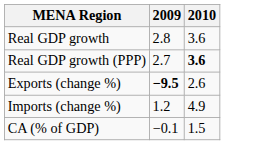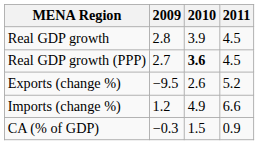+ column: (237, 15)
(197, 38) 3.6 -> (197, 38) 3.9
(166, 83) bold -> (166, 83) normal
(166, 128) −0.1 -> (166, 128) −0.3
